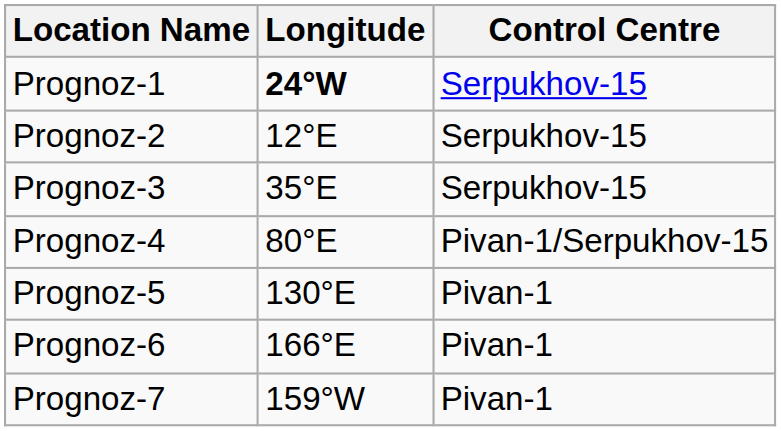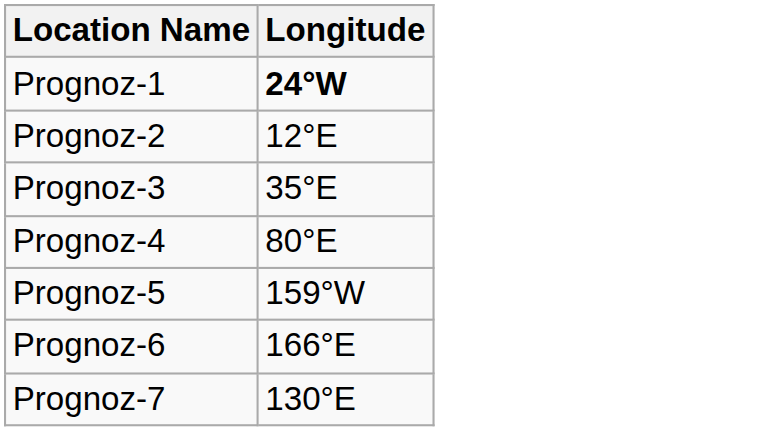- column: (604, 30)
(311, 293) 130°E -> (315, 293) 159°W
(315, 398) 159°W -> (311, 398) 130°E
